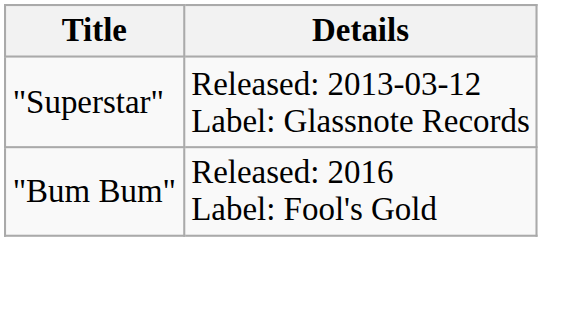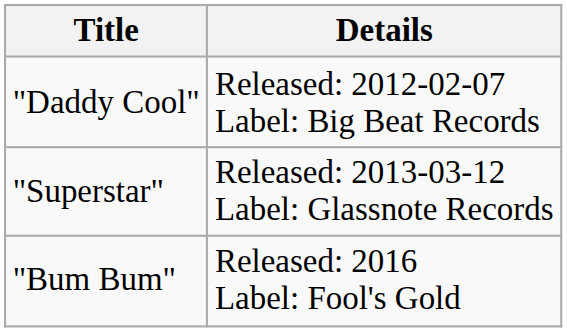+ row: (106, 101)
